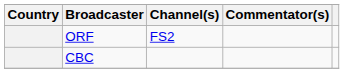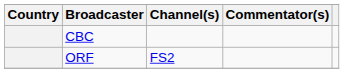rows swapped: (79, 36) <-> (79, 57)
